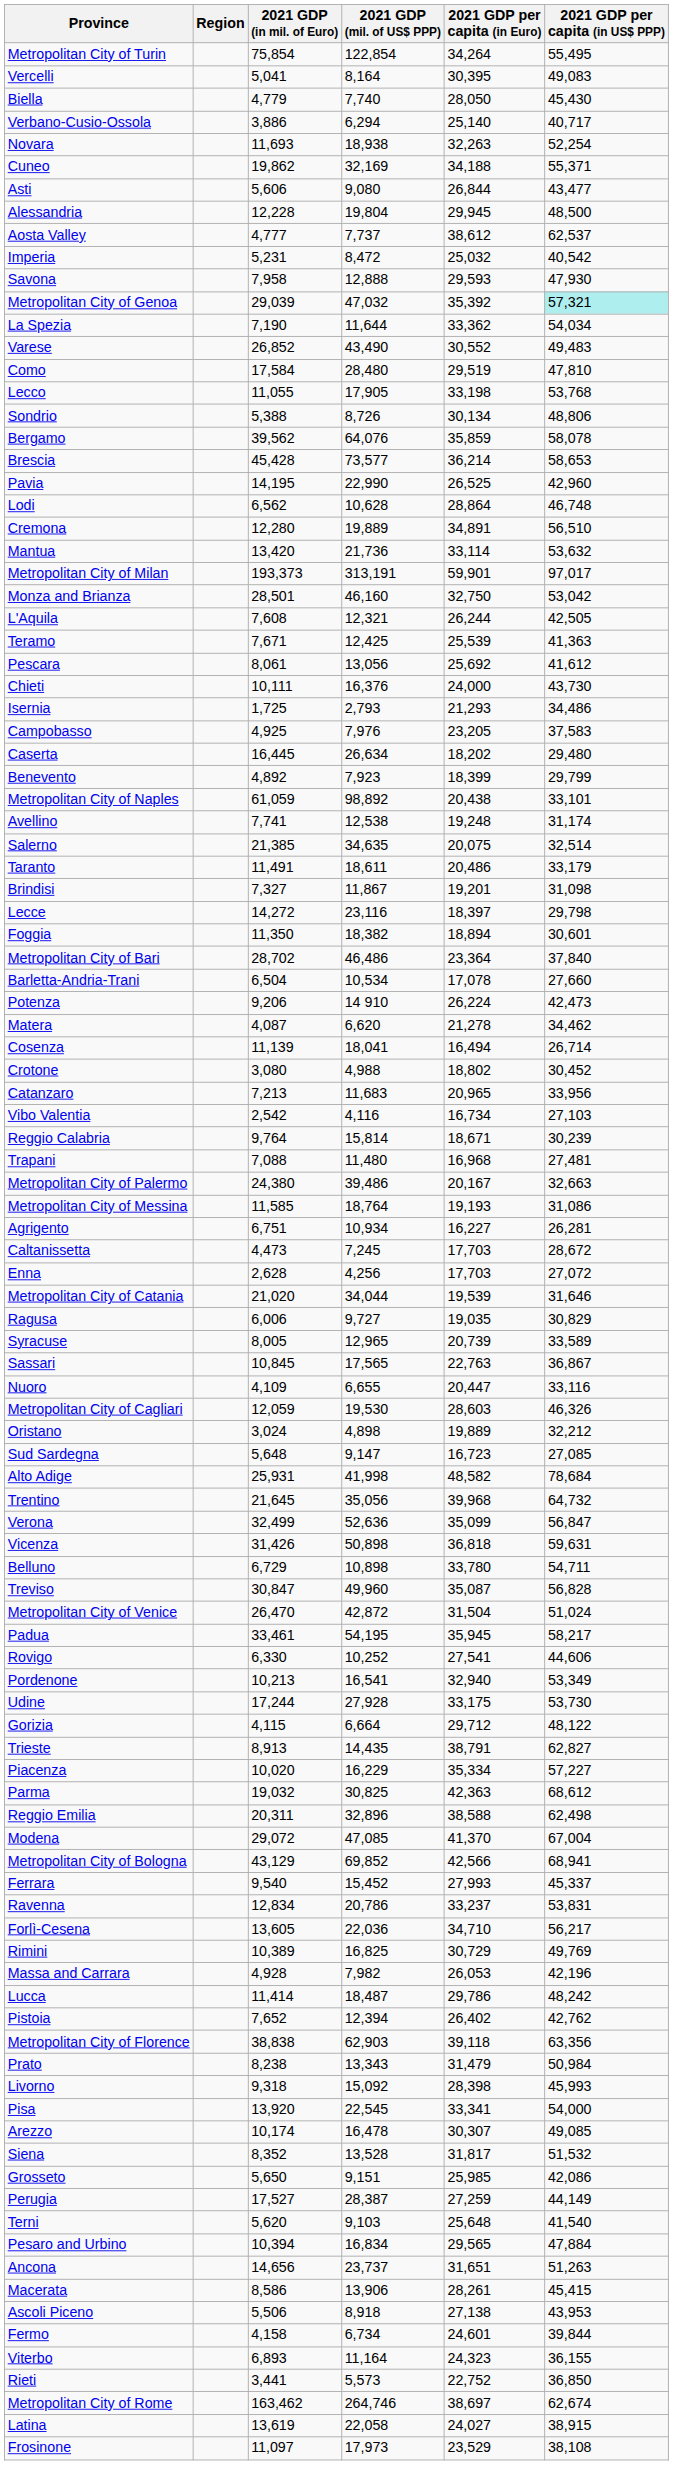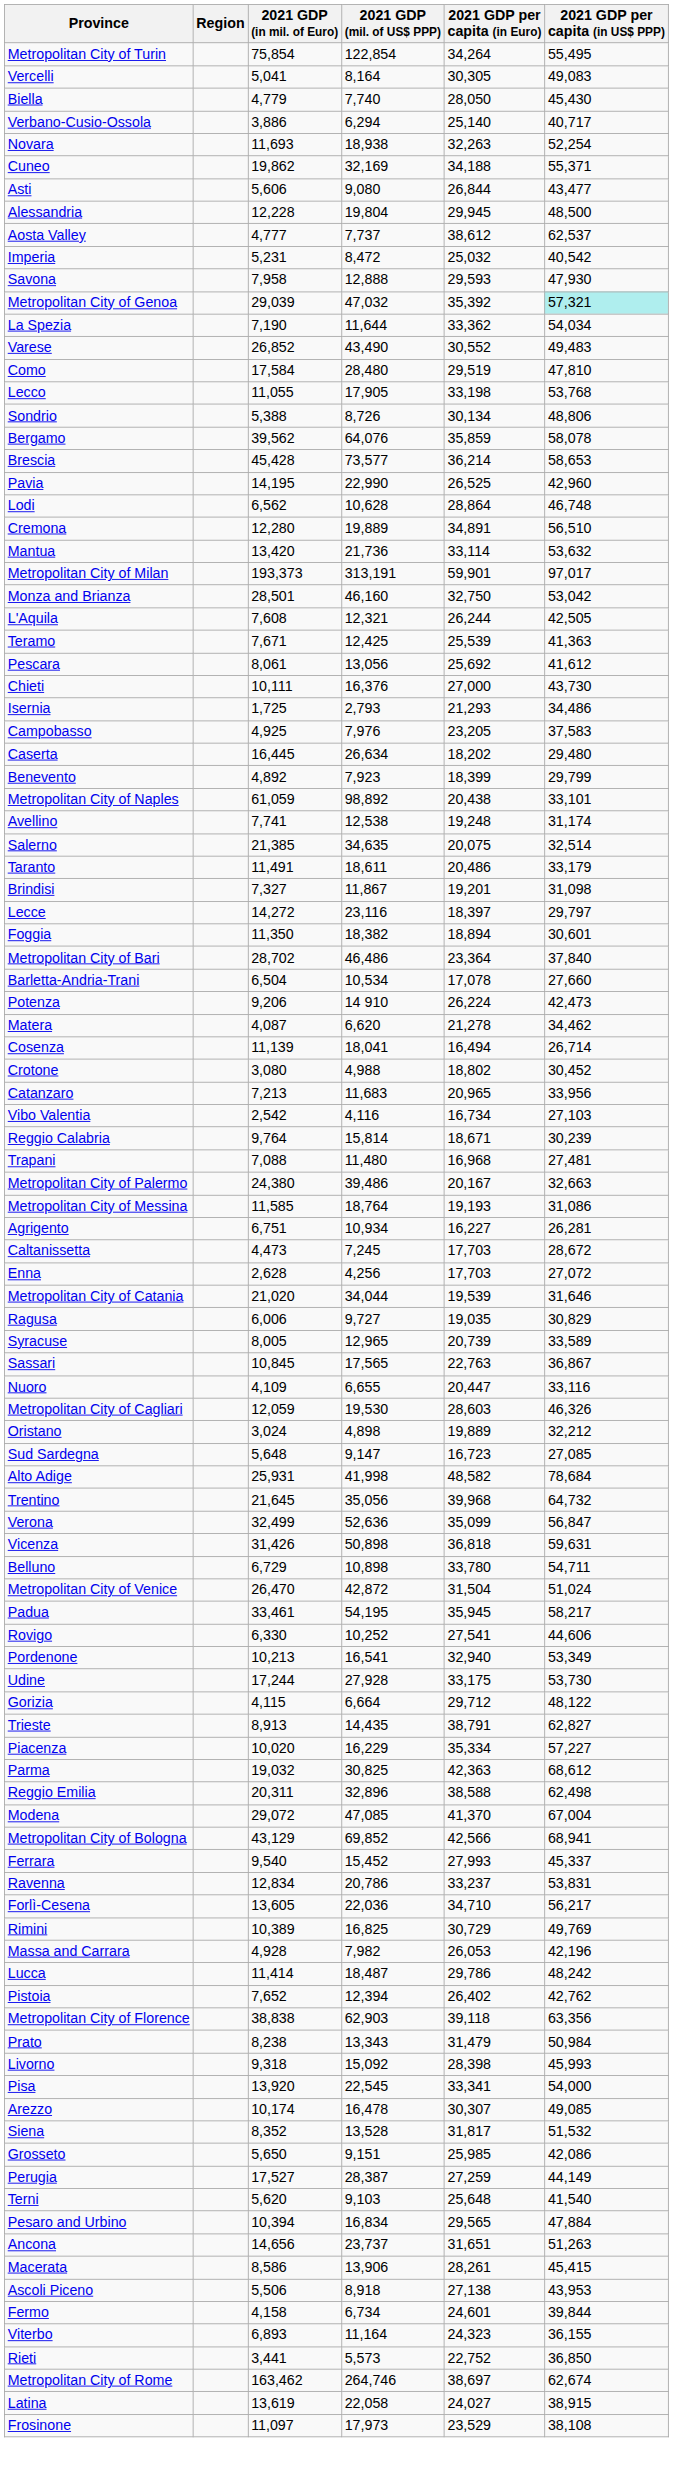(469, 76) 30,395 -> (469, 76) 30,305
(469, 686) 24,000 -> (469, 686) 27,000
(570, 912) 29,798 -> (570, 912) 29,797
- row: (31, 1590)
